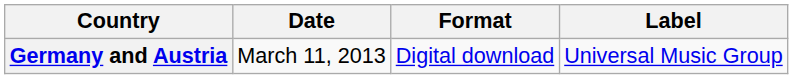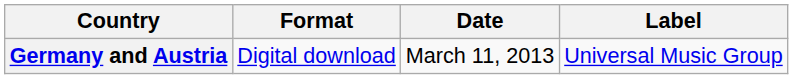columns swapped: (312, 21) <-> (475, 21)
